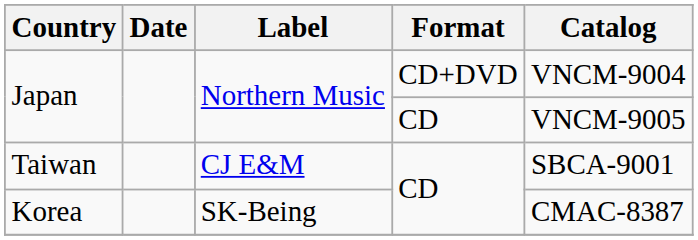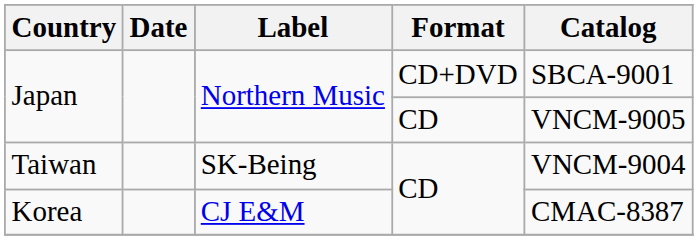(608, 73) VNCM-9004 -> (603, 73) SBCA-9001
(253, 165) CJ E&M -> (259, 165) SK-Being
(603, 165) SBCA-9001 -> (608, 165) VNCM-9004
(259, 211) SK-Being -> (253, 211) CJ E&M
